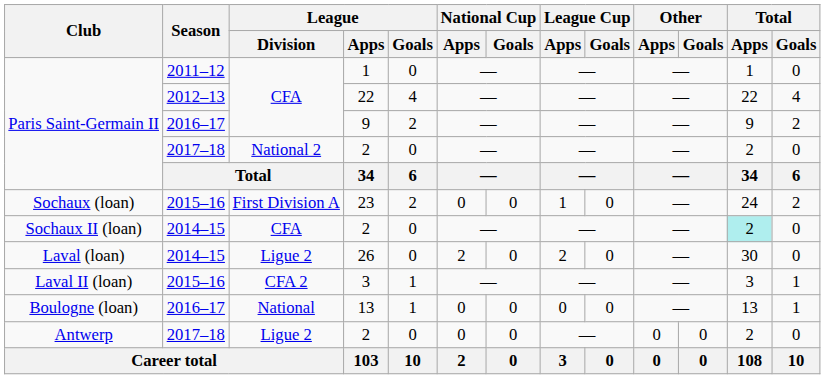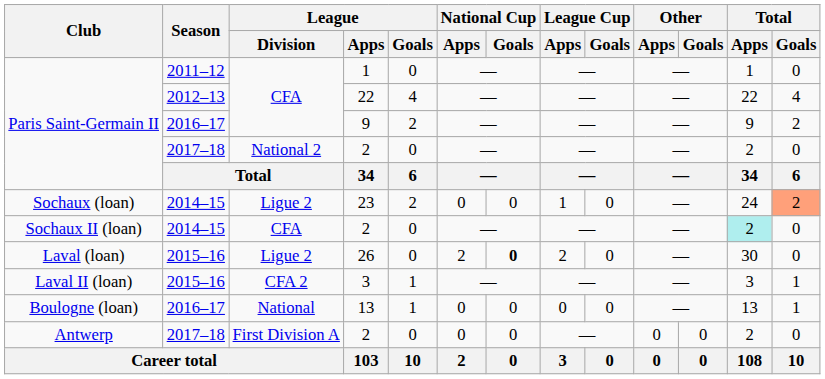(196, 202) 2015–16 -> (196, 202) 2014–15
(286, 202) First Division A -> (286, 202) Ligue 2
(796, 202) no background -> (796, 202) lightsalmon background
(196, 255) 2014–15 -> (196, 255) 2015–16
(513, 255) normal -> (513, 255) bold
(286, 334) Ligue 2 -> (286, 334) First Division A
